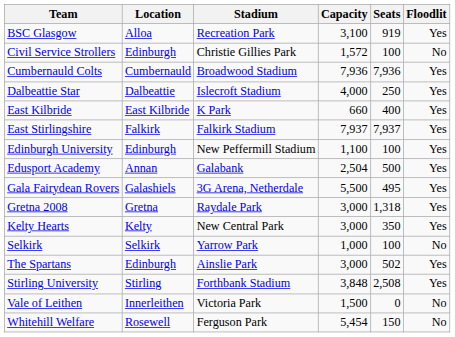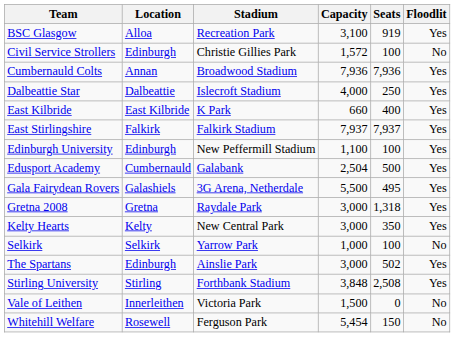(158, 71) Cumbernauld -> (141, 71) Annan
(141, 168) Annan -> (158, 168) Cumbernauld
